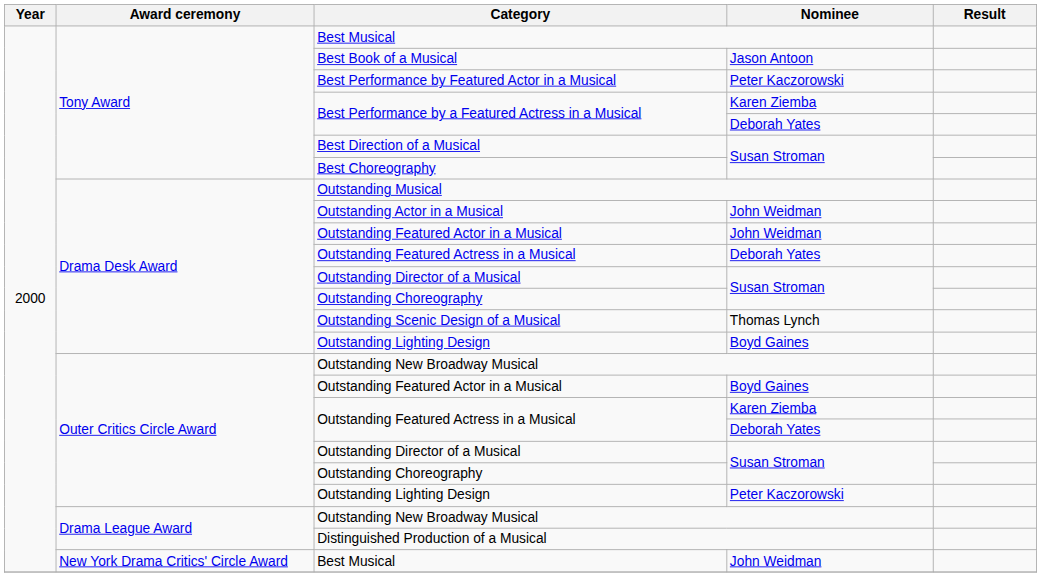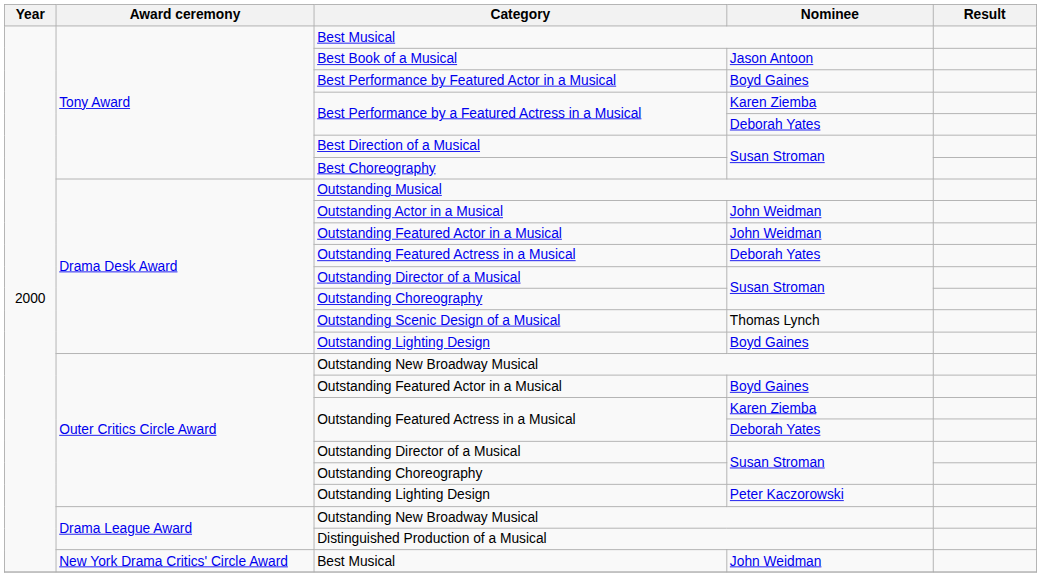(787, 80) Peter Kaczorowski -> (769, 80) Boyd Gaines
